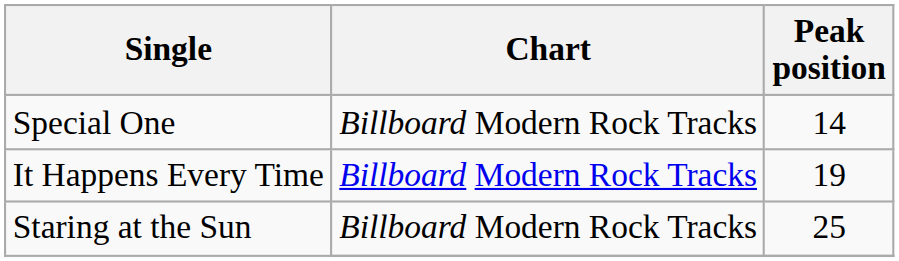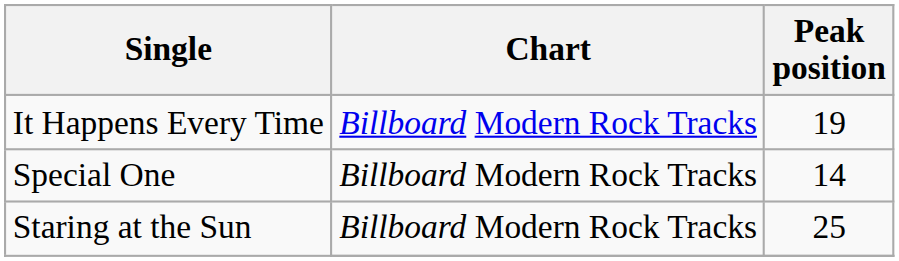rows swapped: (168, 174) <-> (94, 121)
